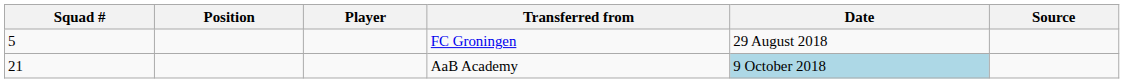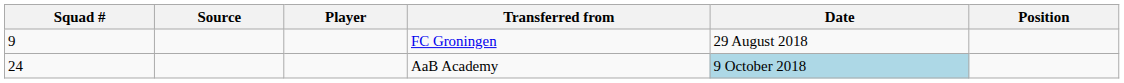columns swapped: (229, 16) <-> (1054, 16)
(12, 41) 5 -> (12, 41) 9
(15, 66) 21 -> (15, 66) 24
